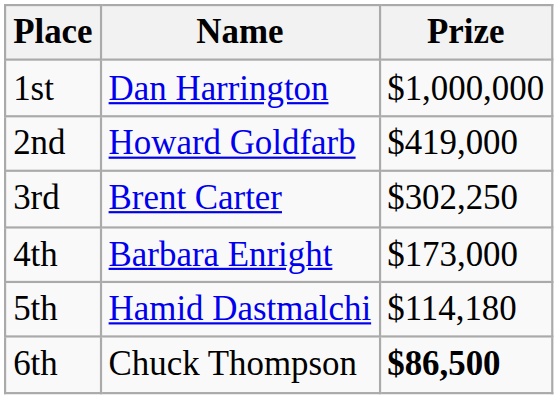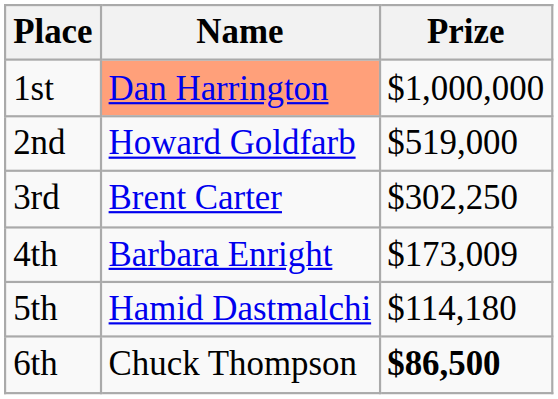(219, 87) no background -> (219, 87) lightsalmon background
(453, 142) $419,000 -> (453, 142) $519,000
(453, 253) $173,000 -> (453, 253) $173,009
